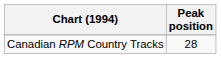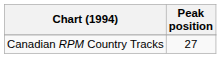(191, 44) 28 -> (191, 44) 27
